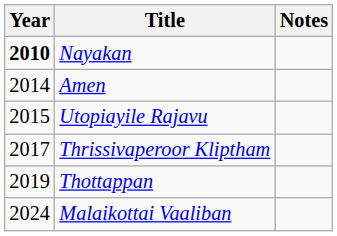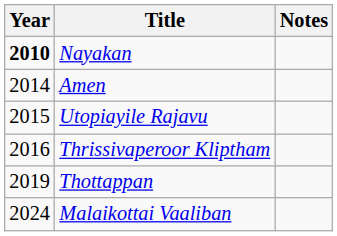(30, 149) 2017 -> (30, 149) 2016
